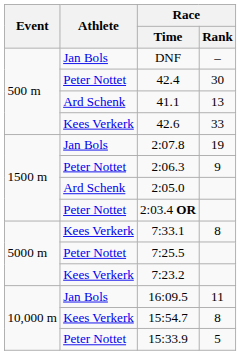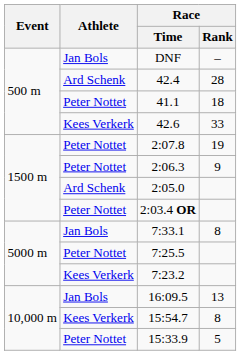(95, 80) Peter Nottet -> (94, 80) Ard Schenk
(217, 80) 30 -> (217, 80) 28
(94, 102) Ard Schenk -> (95, 102) Peter Nottet
(217, 102) 13 -> (217, 102) 18
(86, 145) Jan Bols -> (95, 145) Peter Nottet
(98, 231) Kees Verkerk -> (86, 231) Jan Bols
(217, 296) 11 -> (217, 296) 13
